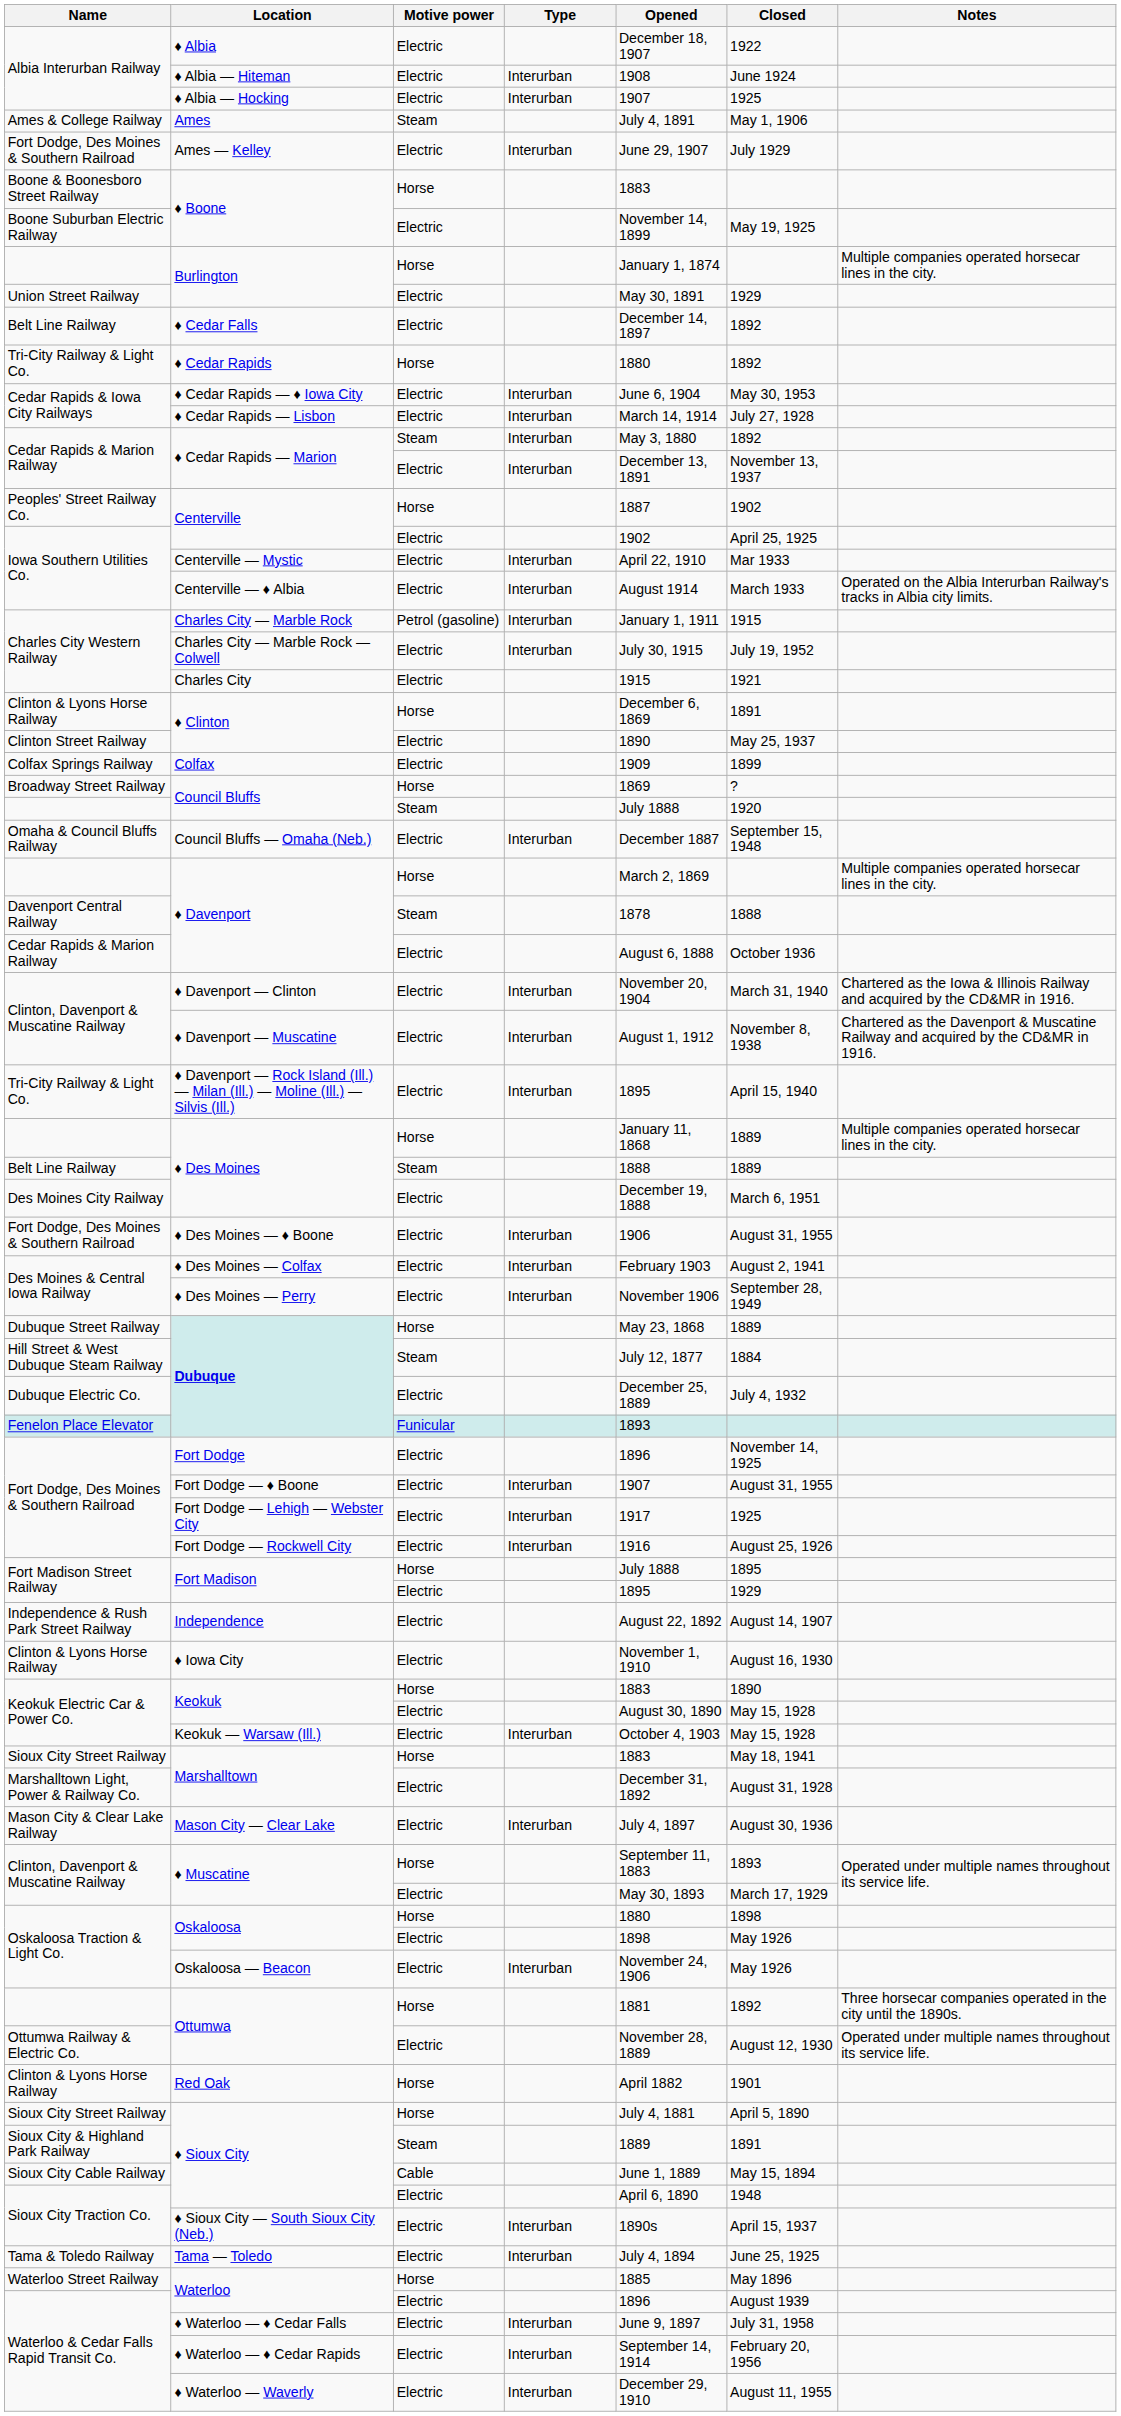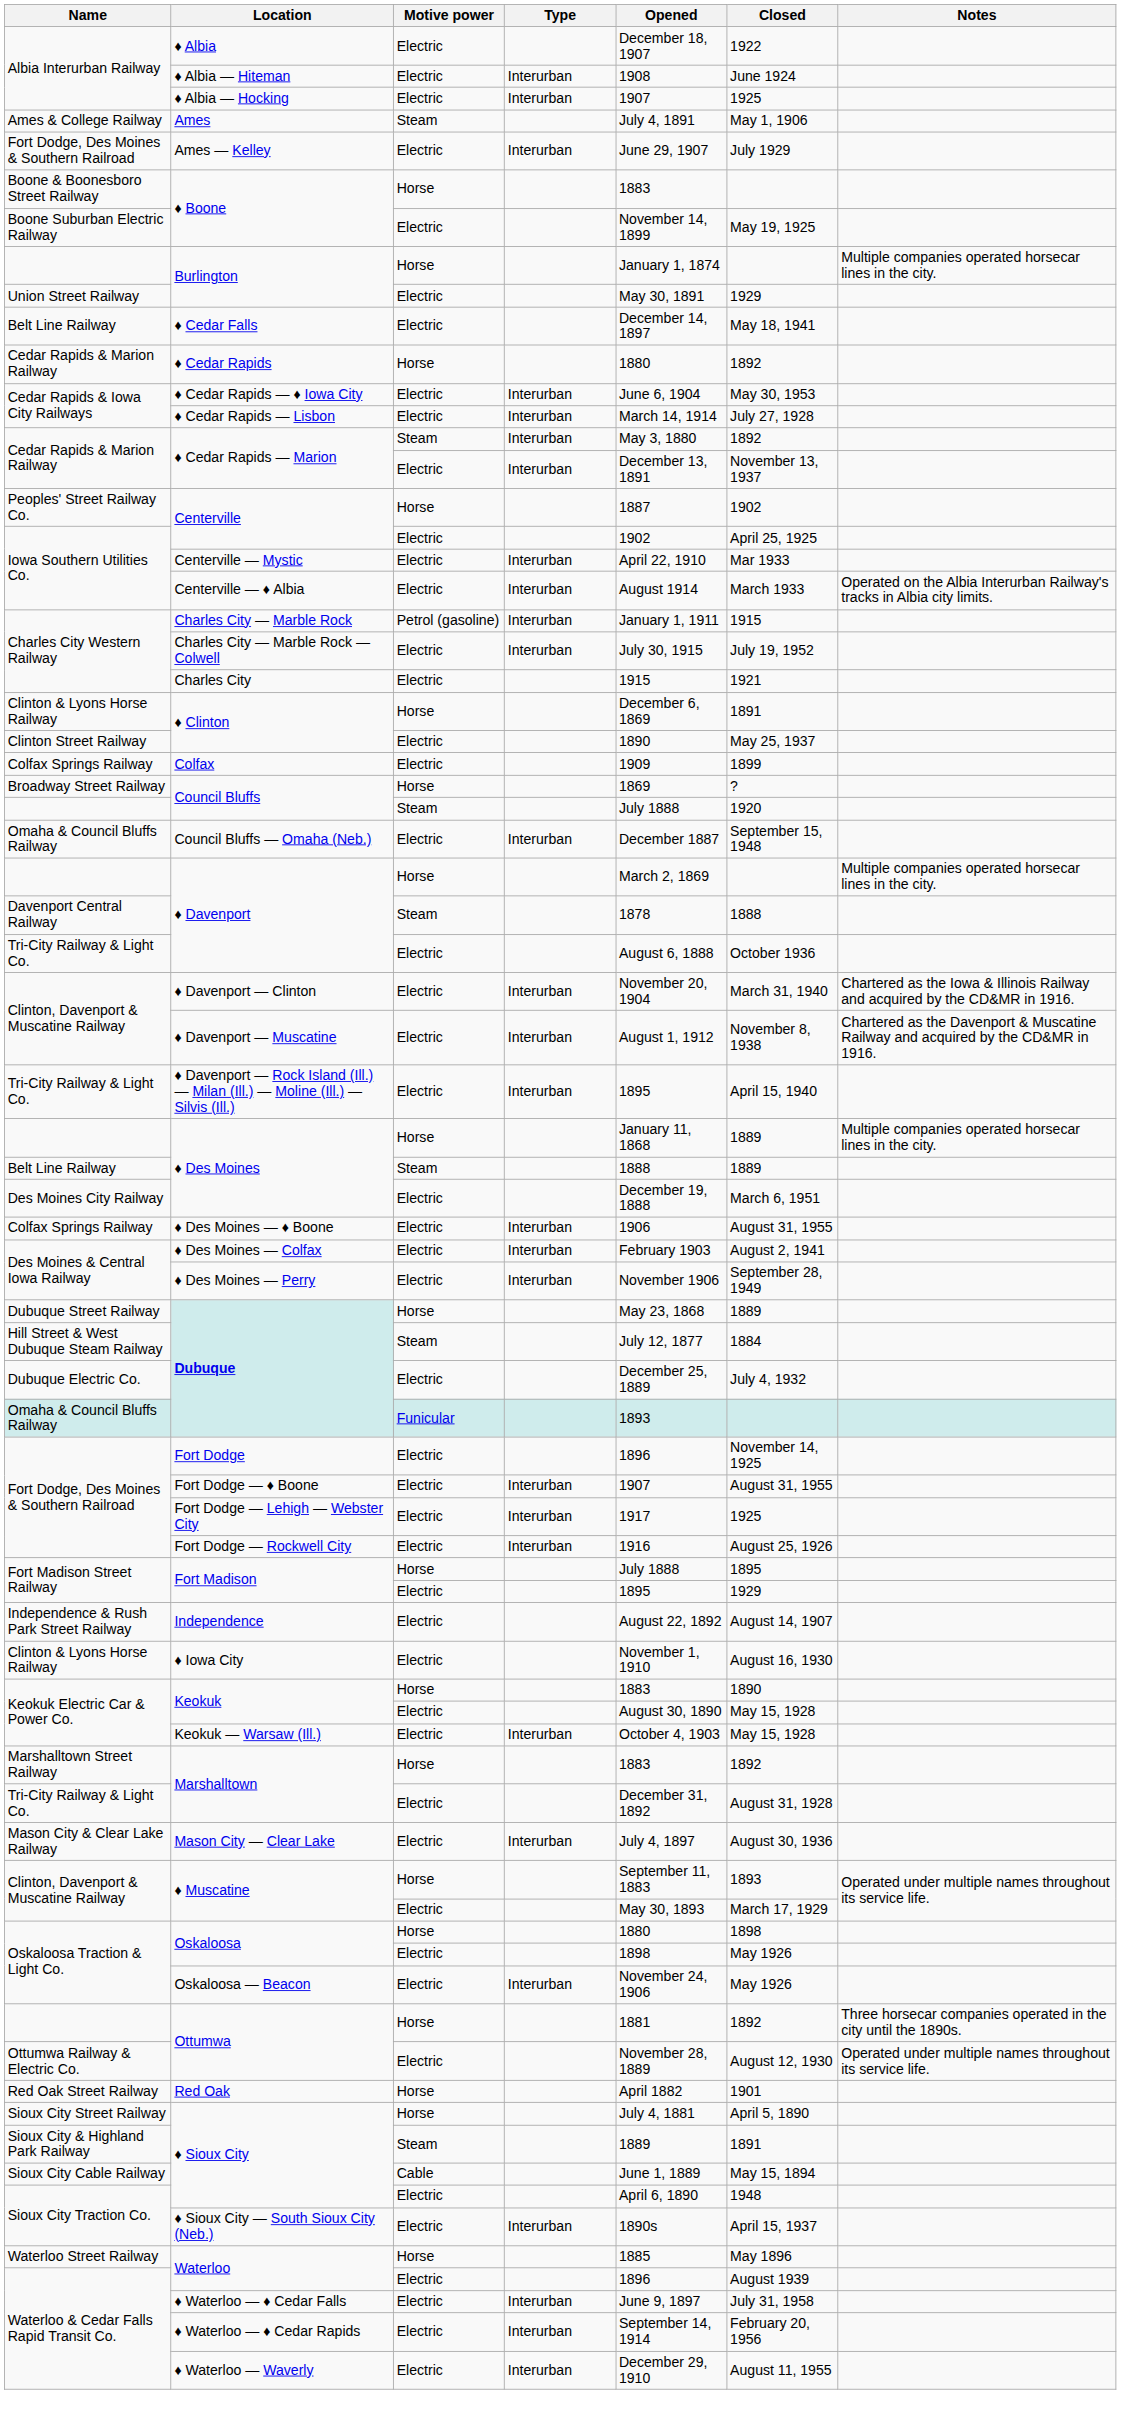(746, 326) 1892 -> (773, 326) May 18, 1941
(81, 364) Tri-City Railway & Light Co. -> (81, 364) Cedar Rapids & Marion Railway
(81, 953) Cedar Rapids & Marion Railway -> (81, 953) Tri-City Railway & Light Co.
(84, 1236) Fort Dodge, Des Moines & Southern Railroad -> (80, 1228) Colfax Springs Railway
(80, 1425) Fenelon Place Elevator -> (82, 1417) Omaha & Council Bluffs Railway
(87, 1757) Sioux City Street Railway -> (70, 1765) Marshalltown Street Railway
(773, 1757) May 18, 1941 -> (746, 1765) 1892
(74, 1787) Marshalltown Light, Power & Railway Co. -> (81, 1803) Tri-City Railway & Light Co.
(77, 2083) Clinton & Lyons Horse Railway -> (83, 2091) Red Oak Street Railway
- row: (223, 2257)
